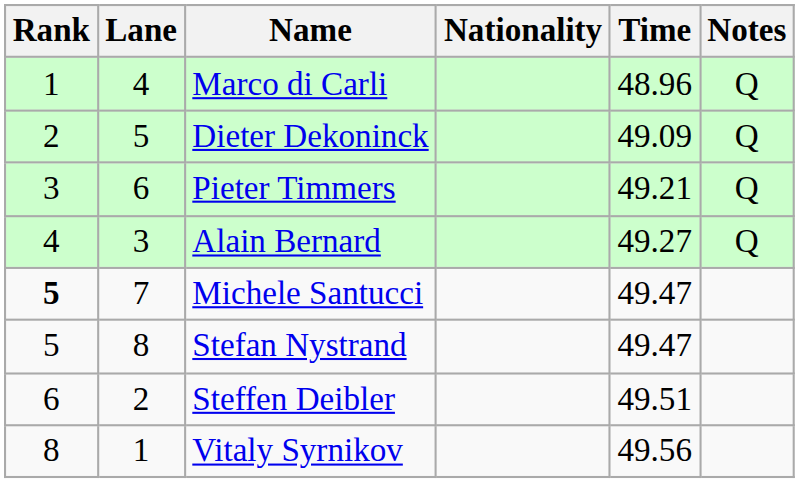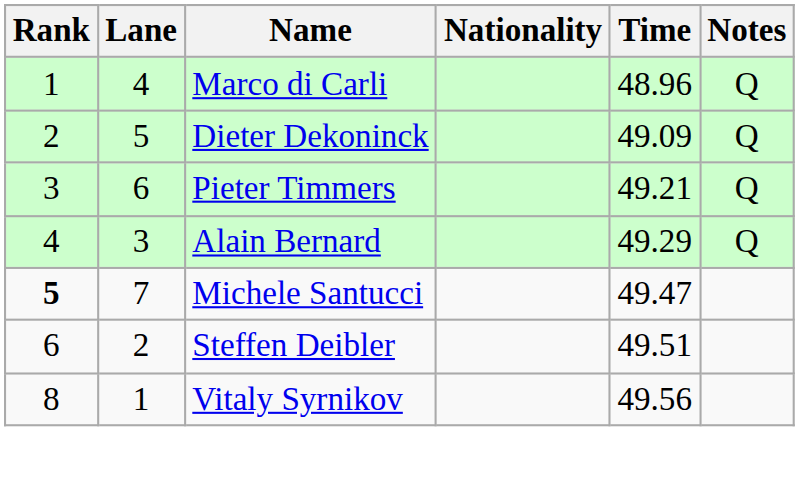(655, 240) 49.27 -> (655, 240) 49.29
- row: (299, 345)
